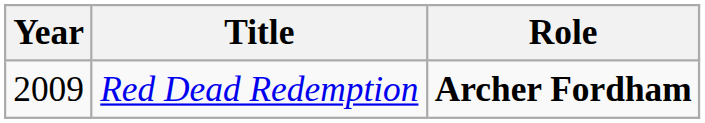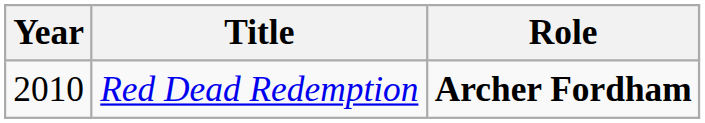(49, 88) 2009 -> (49, 88) 2010
